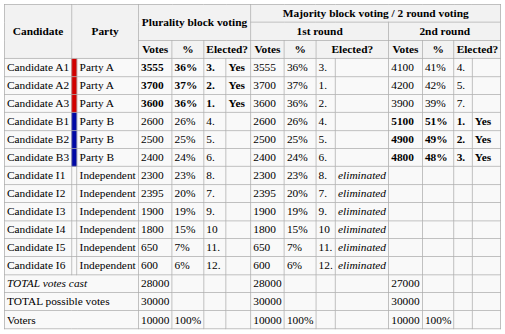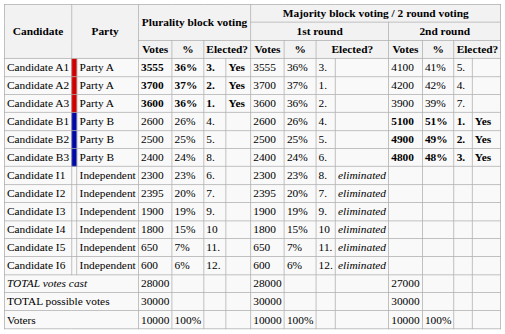(461, 67) 4. -> (461, 67) 5.
(461, 85) 5. -> (461, 85) 4.
(211, 157) 6. -> (211, 157) 8.
(211, 175) 8. -> (211, 175) 6.
